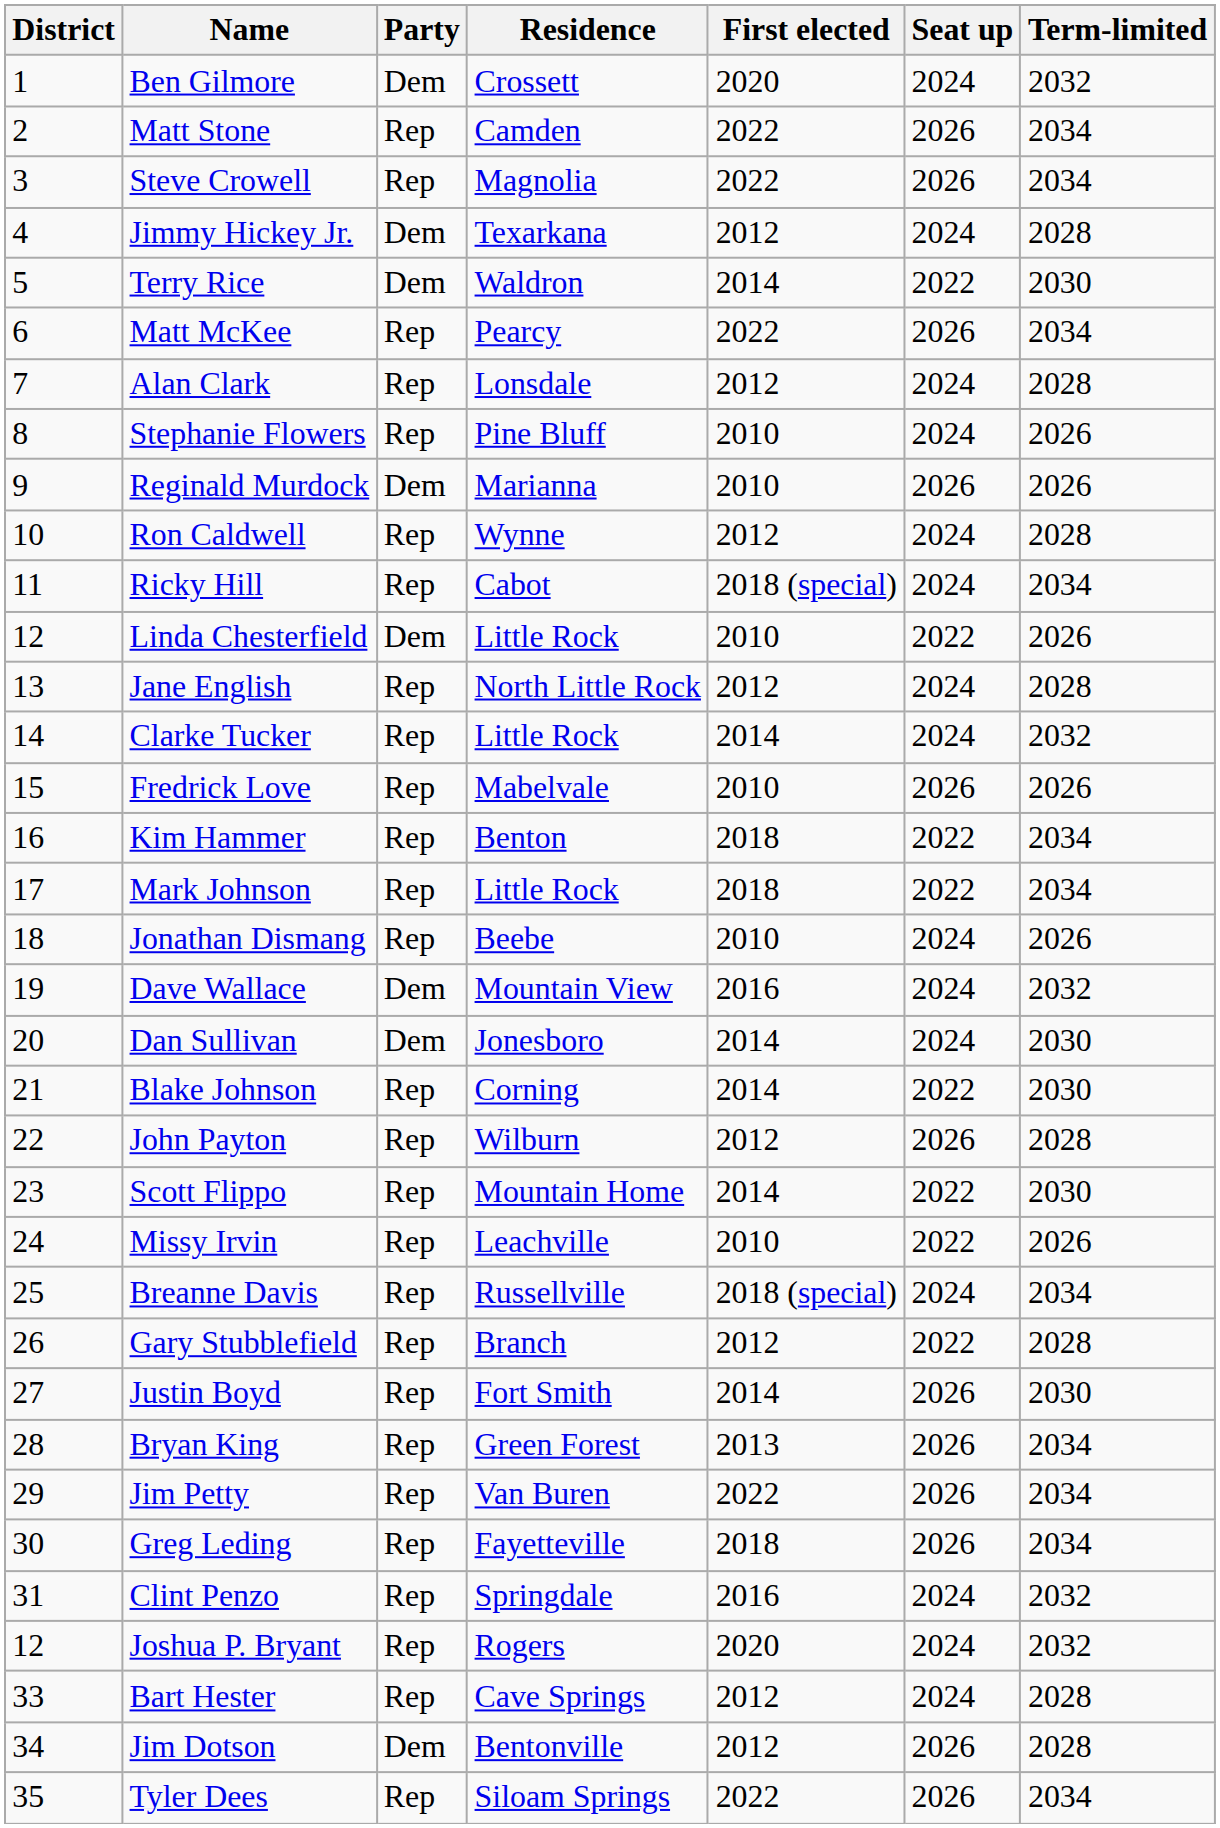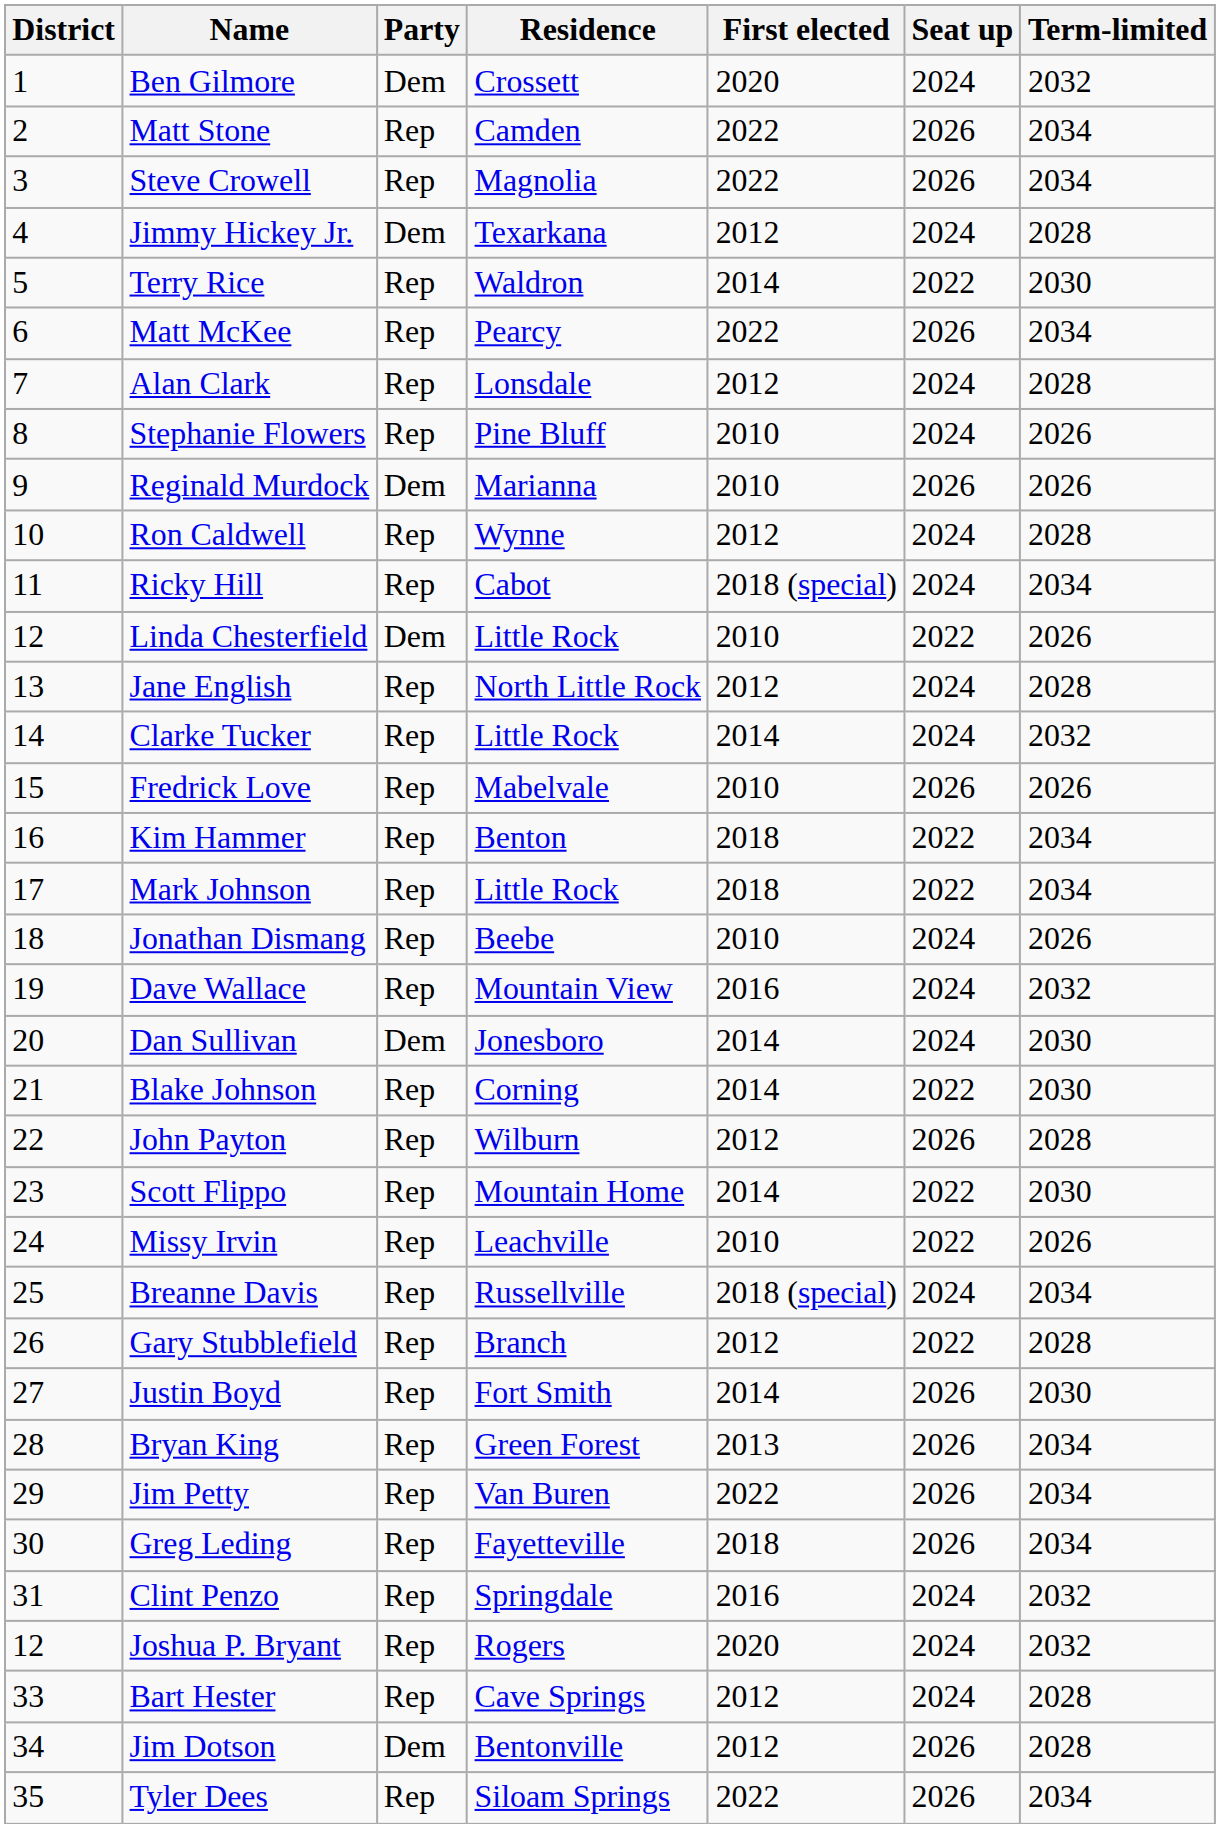(415, 282) Dem -> (410, 282) Rep
(415, 989) Dem -> (410, 989) Rep
